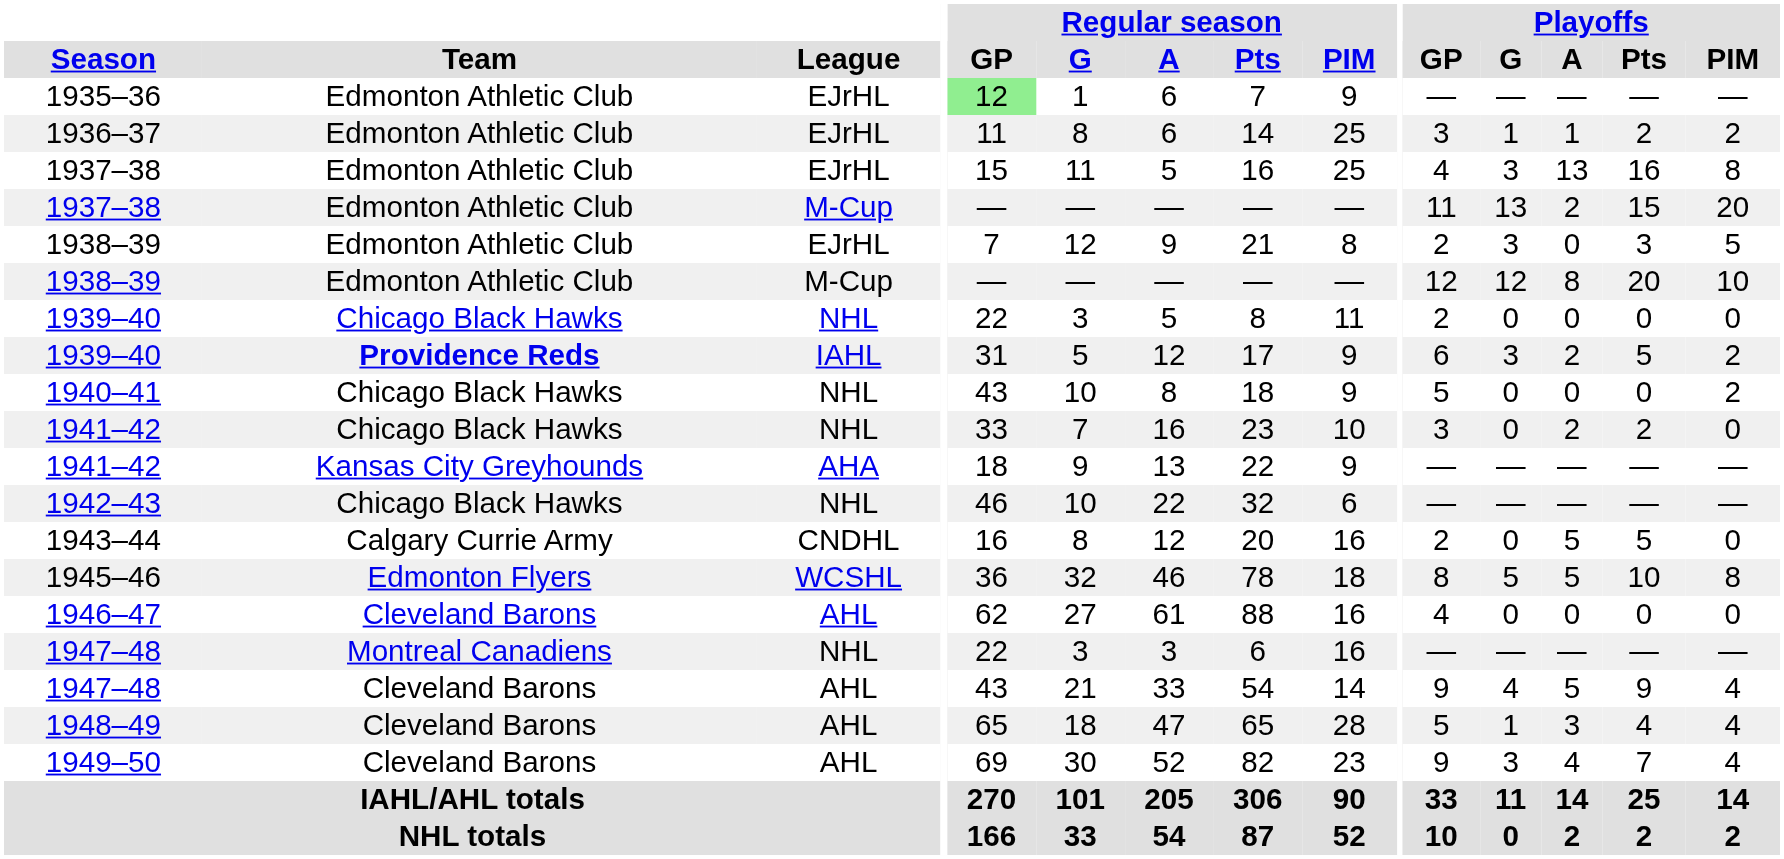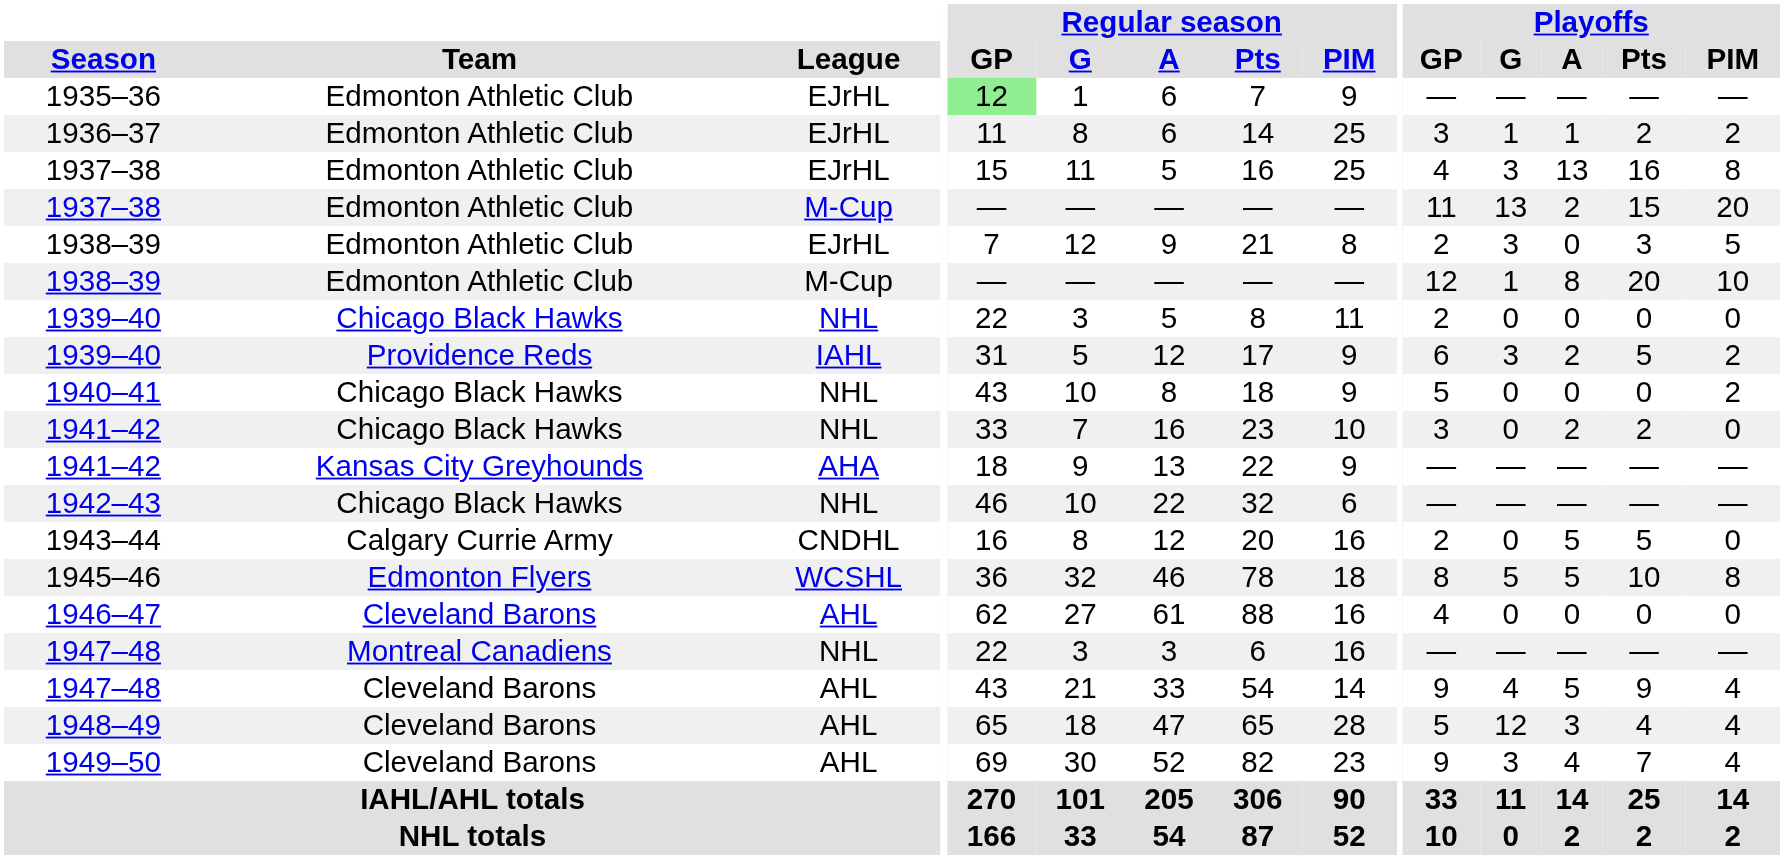(1511, 281) 12 -> (1511, 281) 1
(479, 355) bold -> (479, 355) normal
(1511, 725) 1 -> (1511, 725) 12
